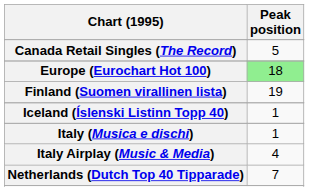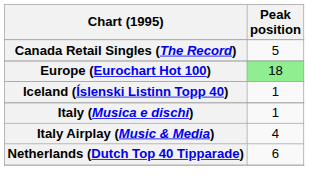- row: (126, 92)
(275, 175) 7 -> (275, 154) 6
